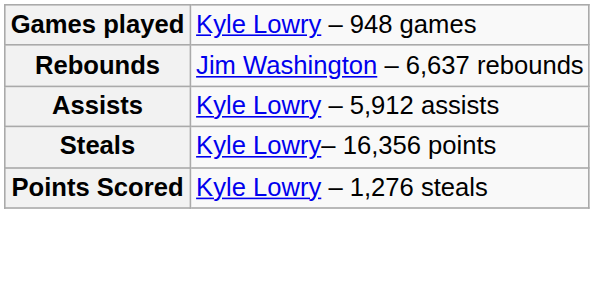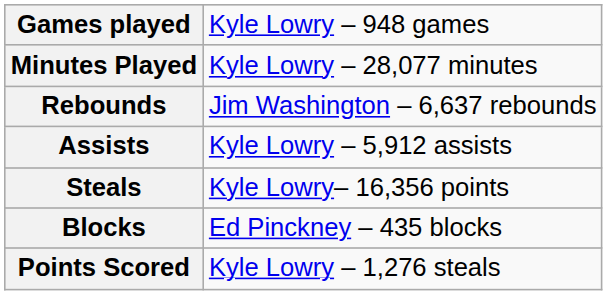+ row: (104, 65)
+ row: (104, 227)
